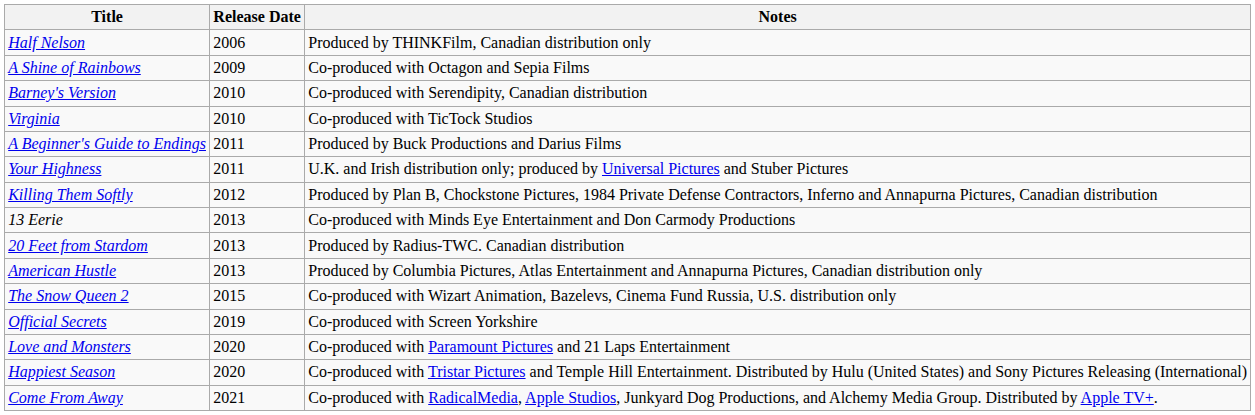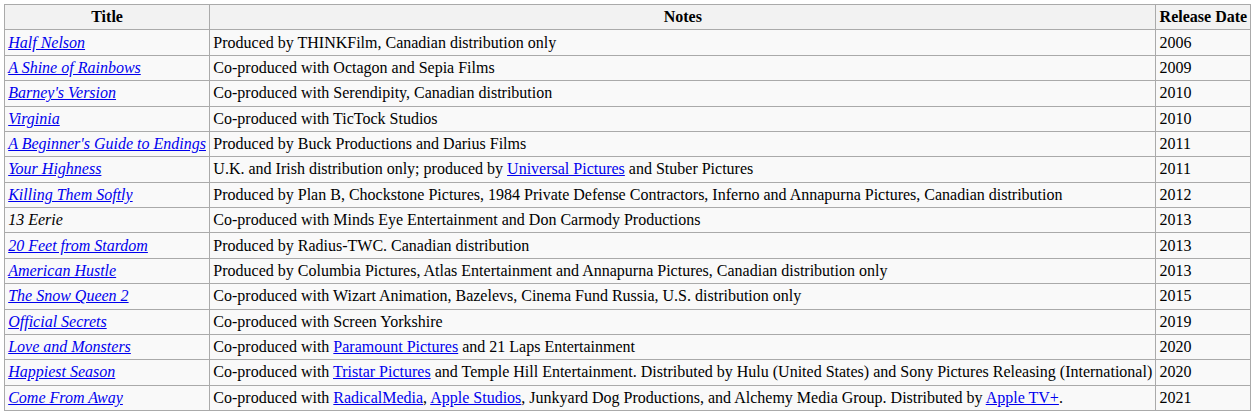columns swapped: (257, 17) <-> (778, 17)
